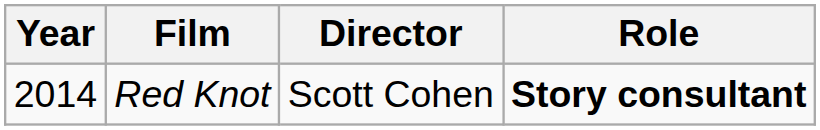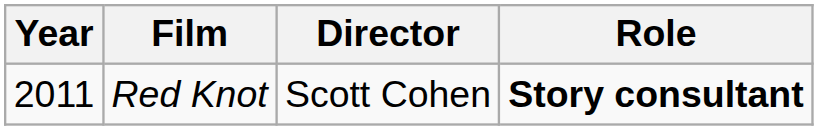(55, 93) 2014 -> (54, 93) 2011
